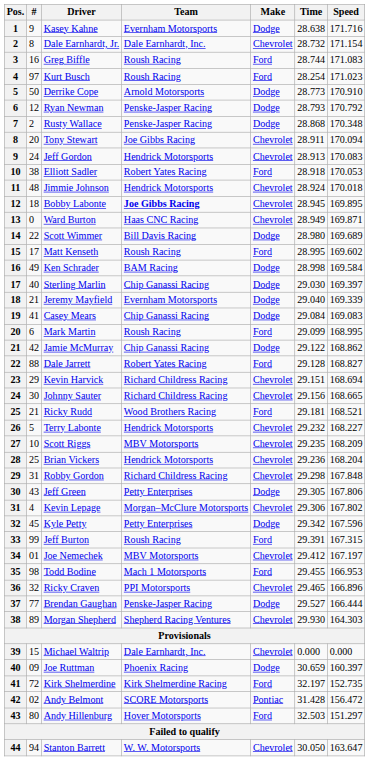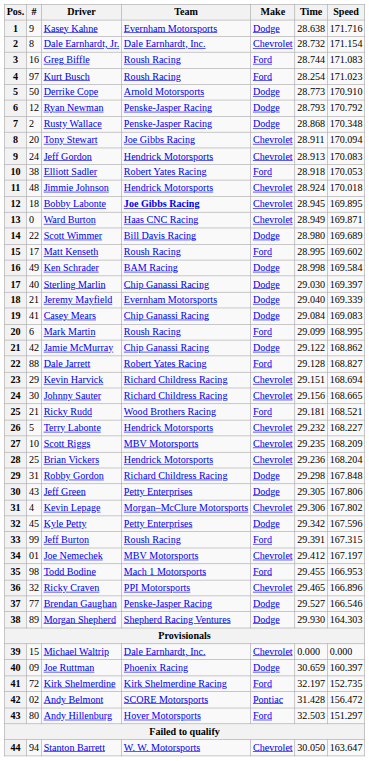(273, 476) Chevrolet -> (266, 476) Dodge
(346, 603) 166.444 -> (346, 603) 166.546
(273, 619) Chevrolet -> (266, 619) Dodge
